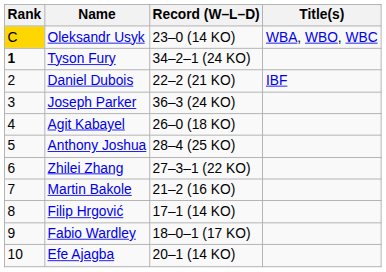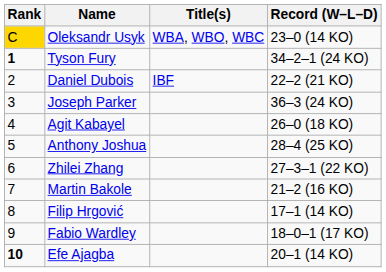columns swapped: (206, 15) <-> (322, 15)
(15, 255) normal -> (15, 255) bold
